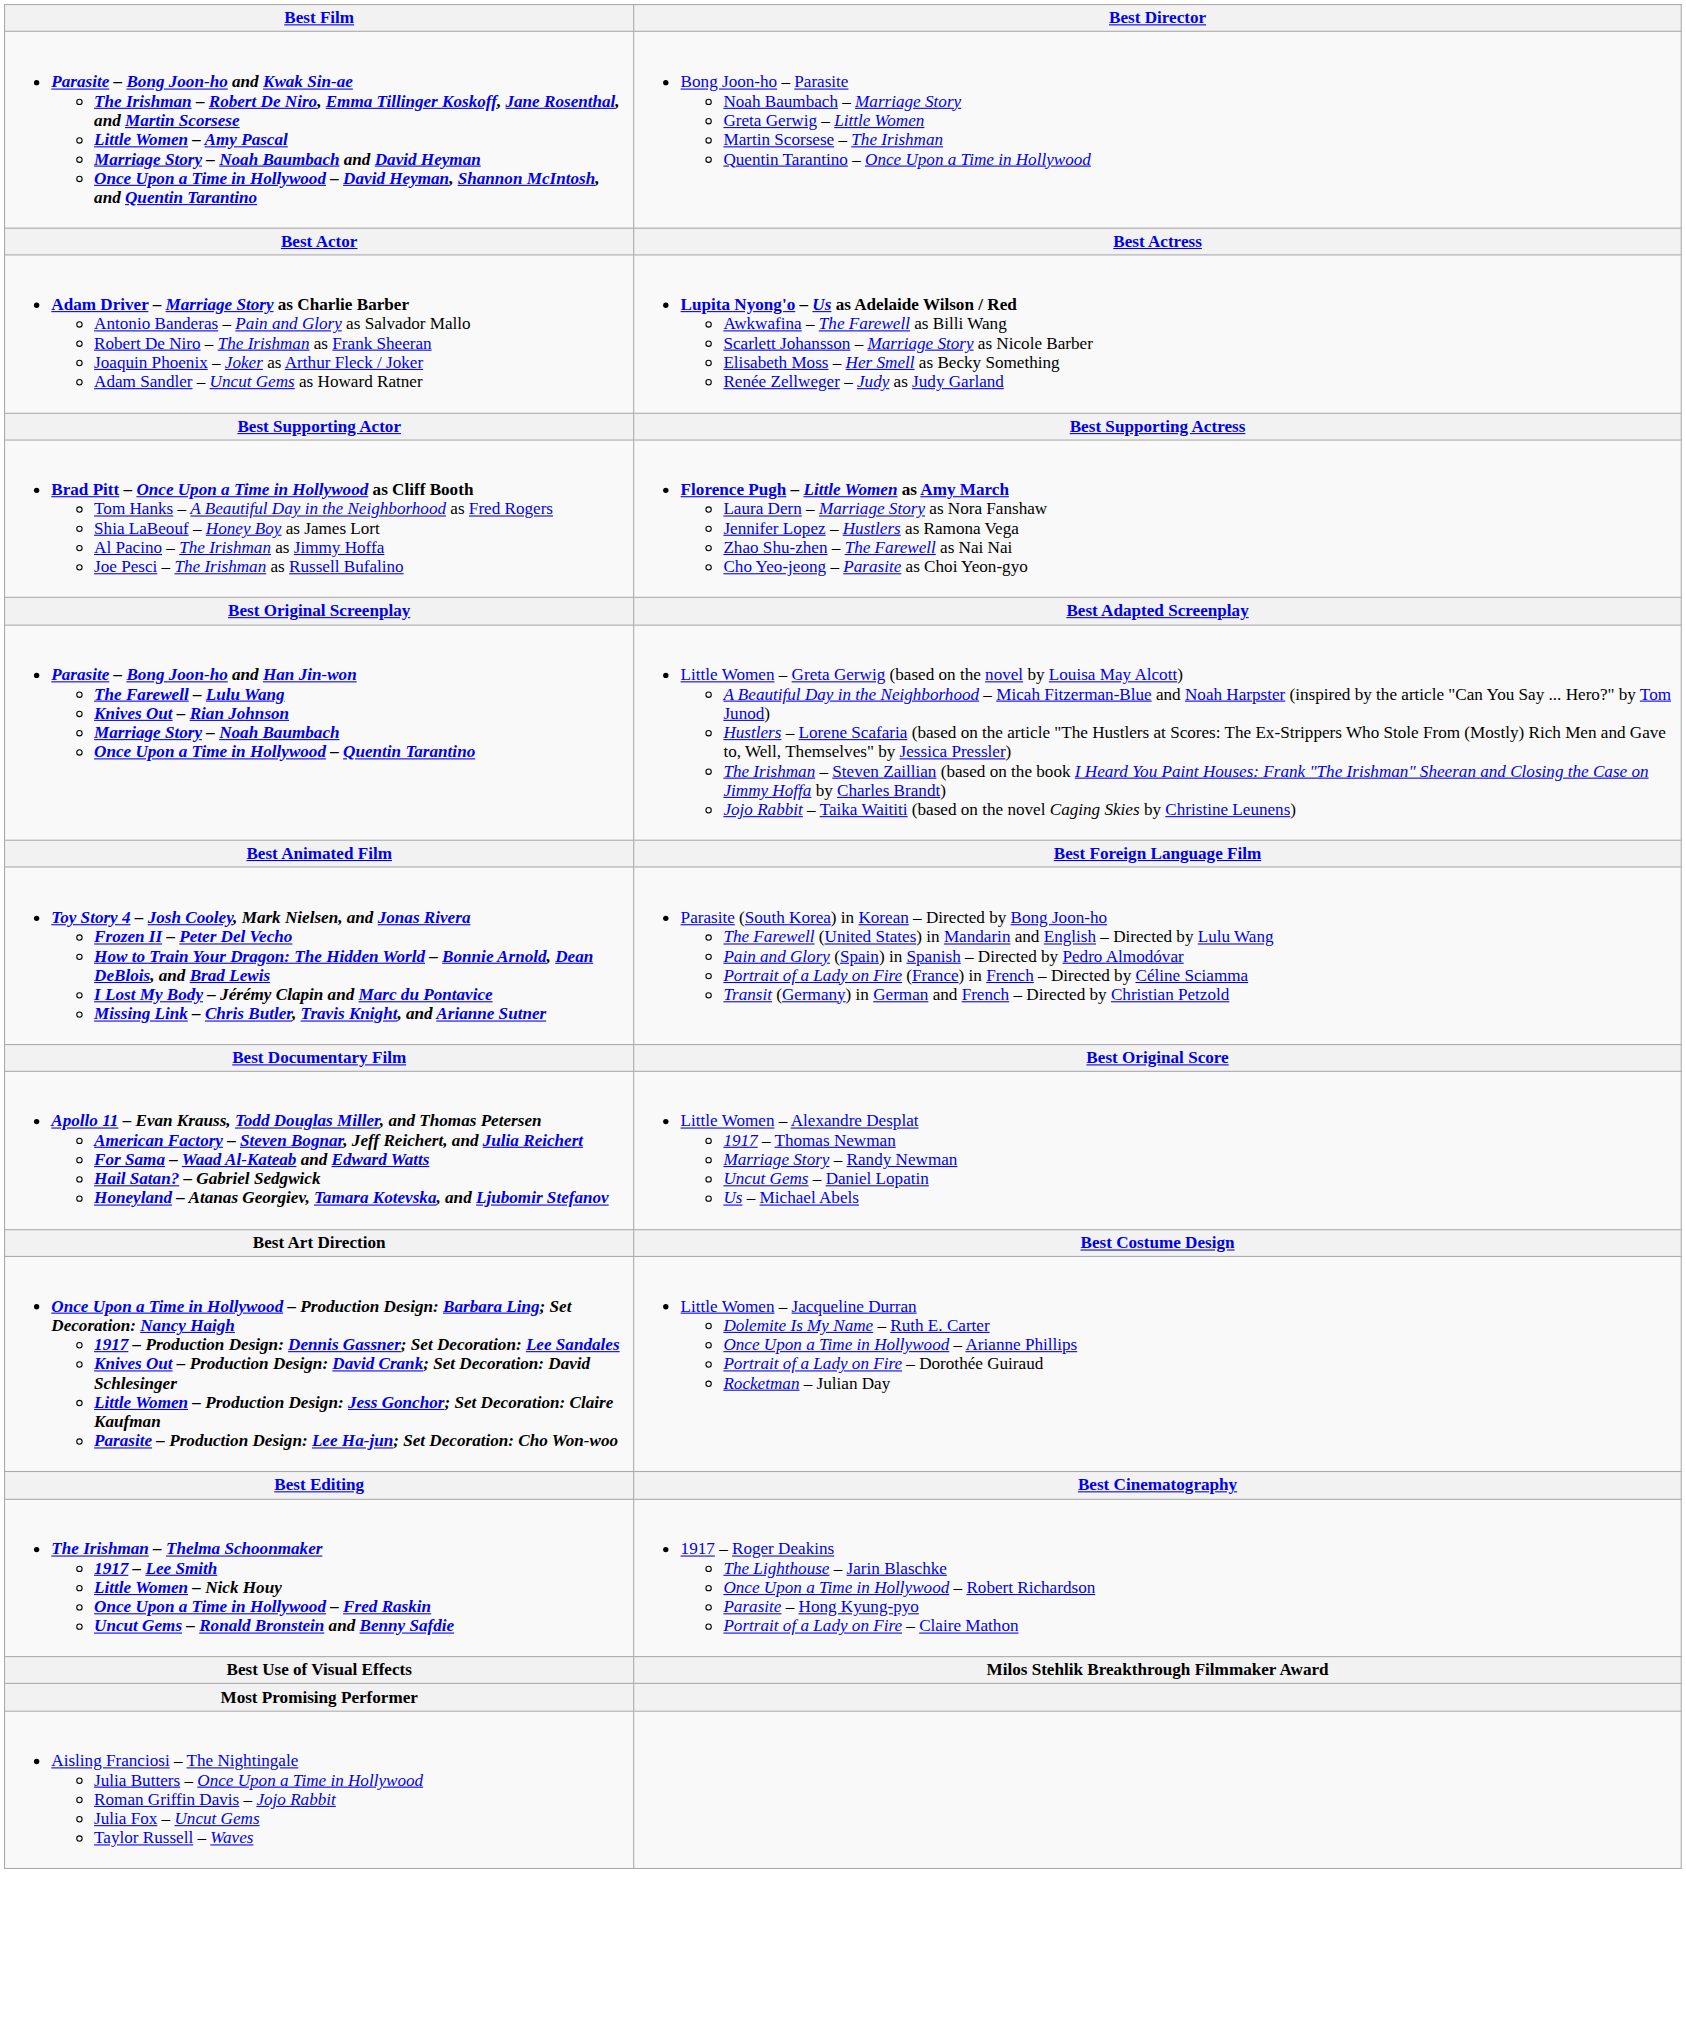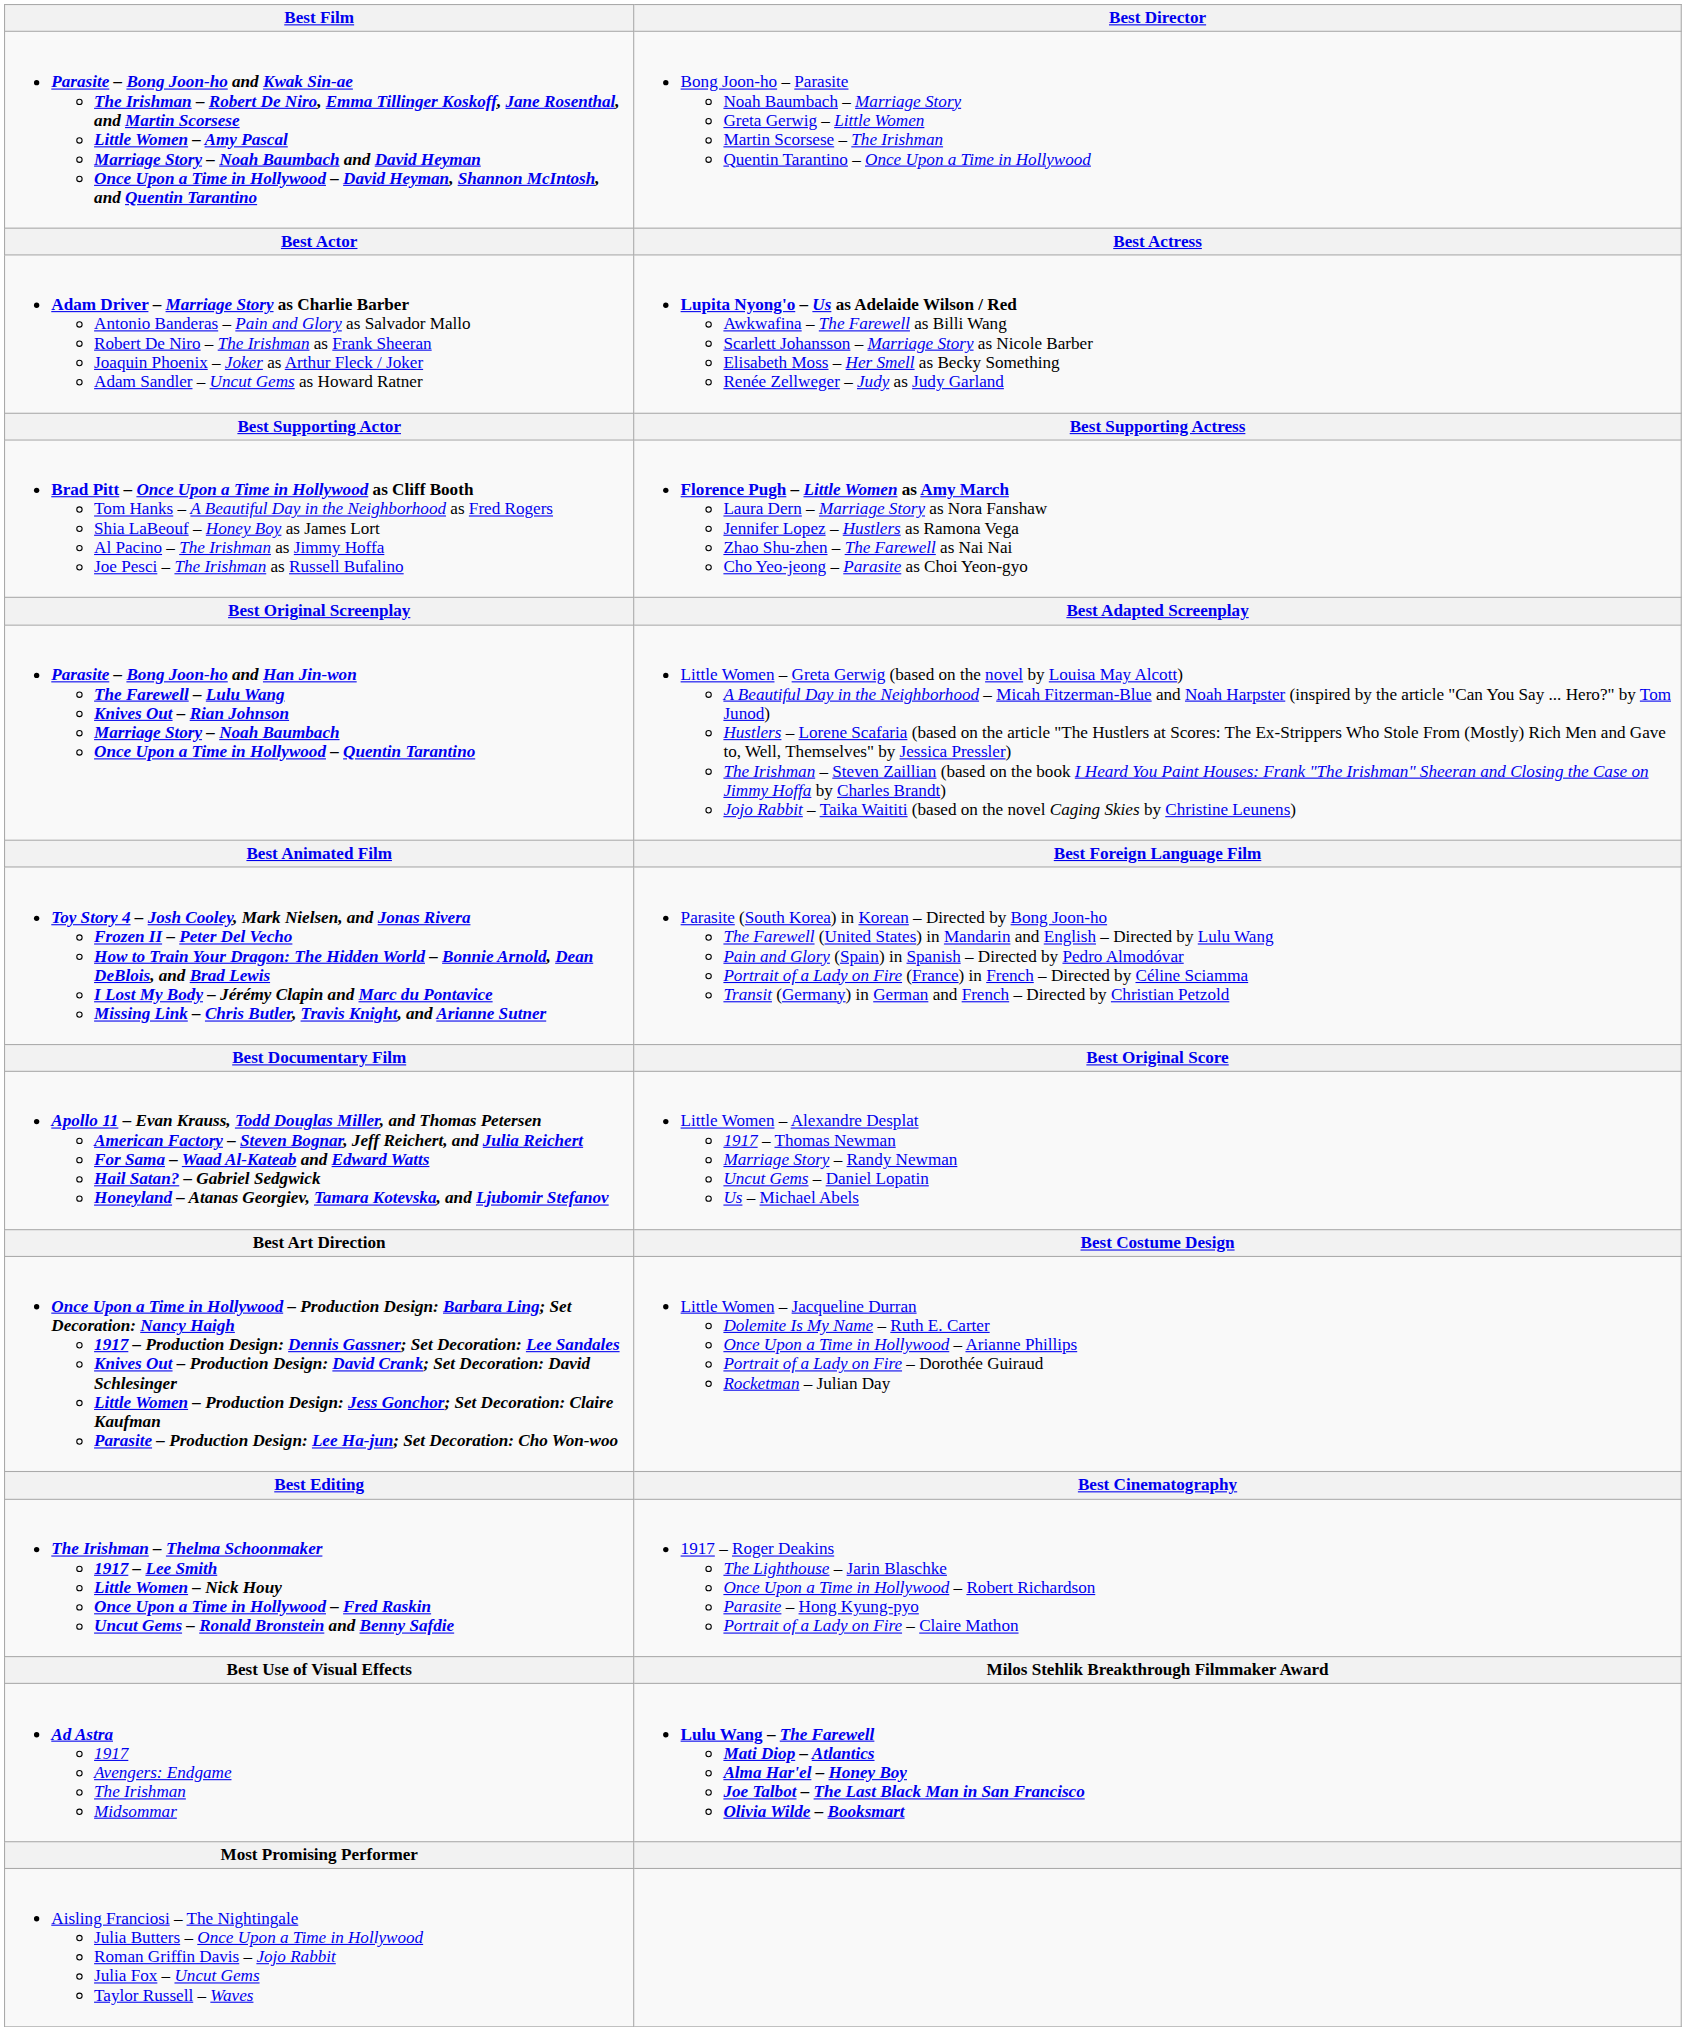+ row: (319, 1772)
